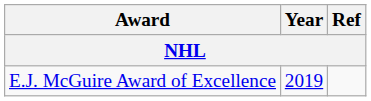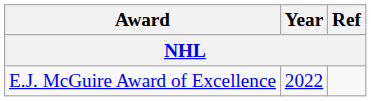(304, 80) 2019 -> (304, 80) 2022
